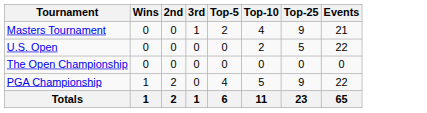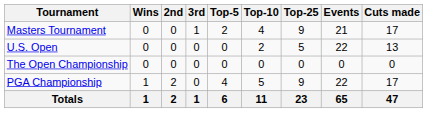+ column: (392, 13)
